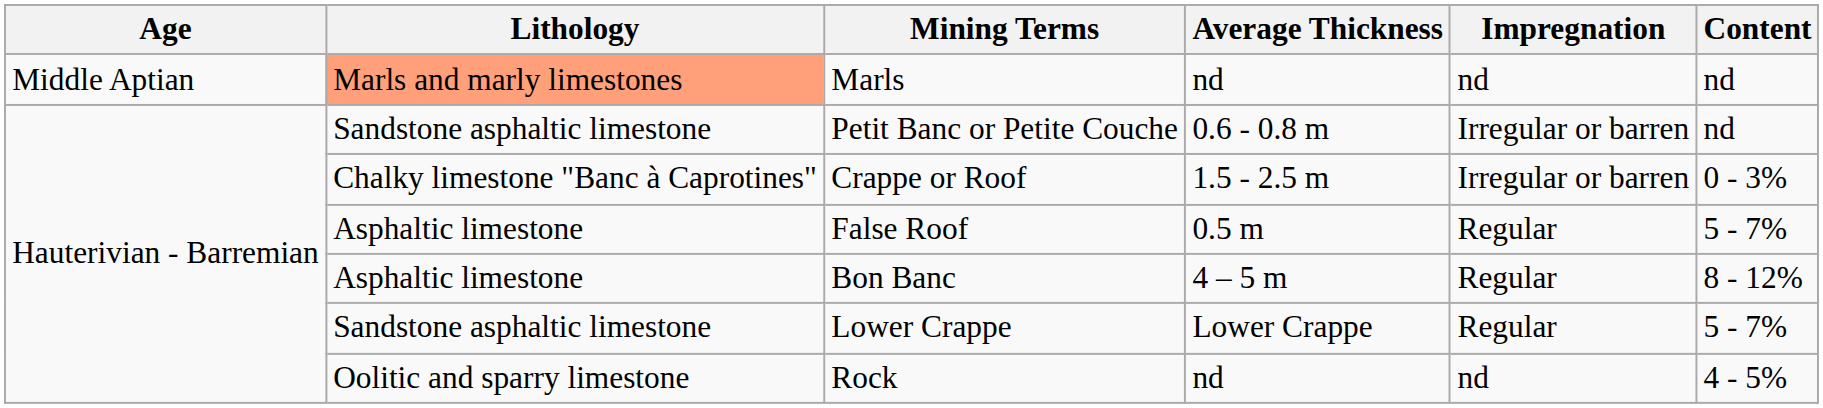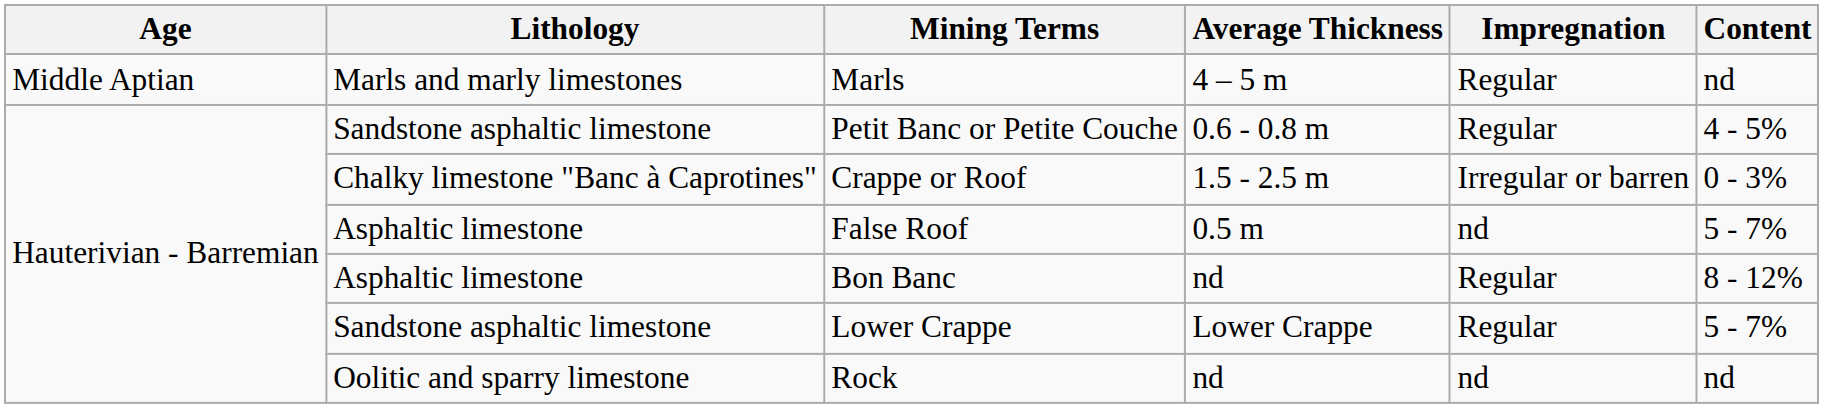(508, 79) lightsalmon background -> (508, 79) no background
(1208, 79) nd -> (1240, 79) 4 – 5 m
(1473, 79) nd -> (1507, 79) Regular
(1573, 128) Irregular or barren -> (1507, 128) Regular
(1719, 128) nd -> (1745, 128) 4 - 5%
(1507, 228) Regular -> (1473, 228) nd
(1240, 278) 4 – 5 m -> (1208, 278) nd
(1745, 377) 4 - 5% -> (1719, 377) nd
